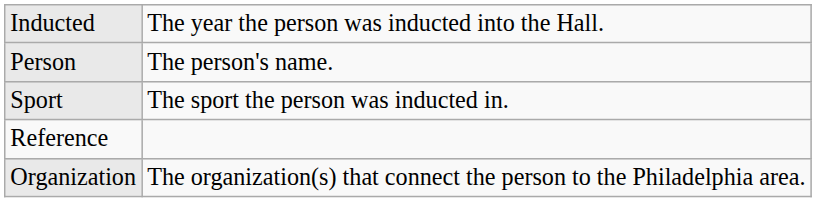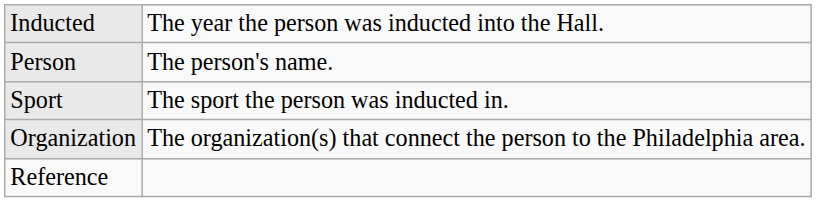rows swapped: (73, 176) <-> (59, 138)
